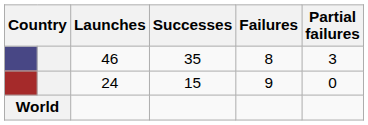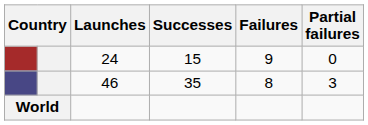rows swapped: (110, 83) <-> (110, 58)
